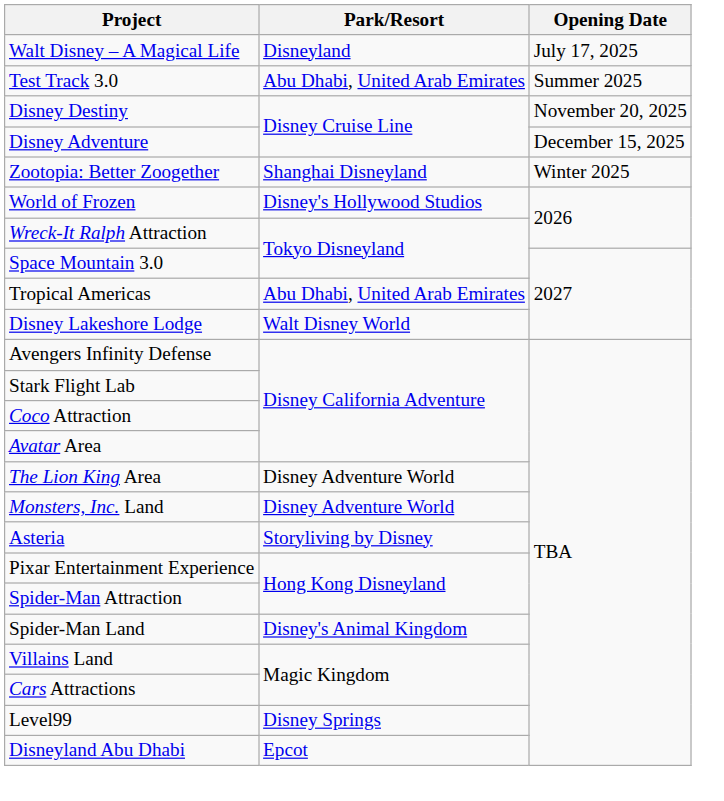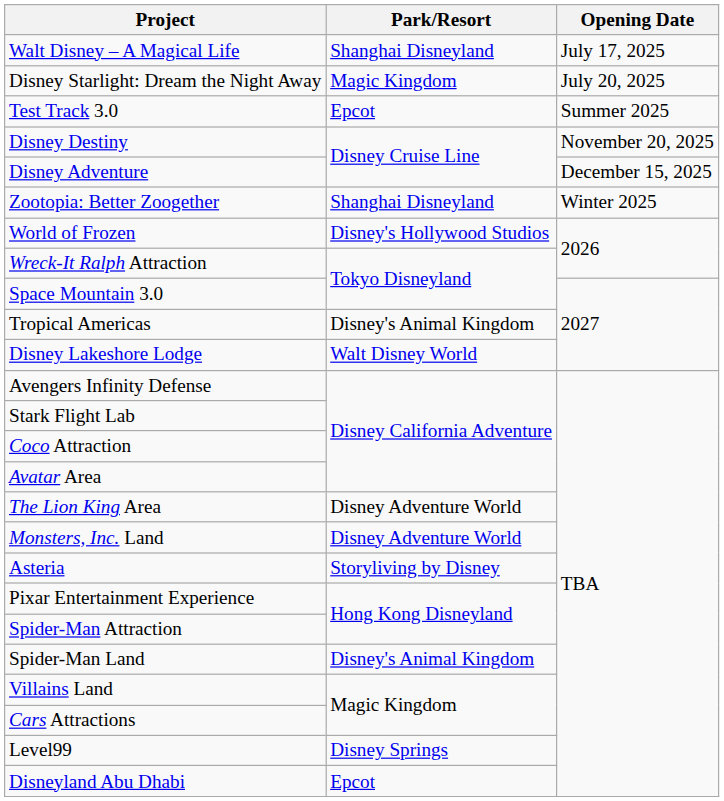(307, 50) Disneyland -> (412, 50) Shanghai Disneyland
+ row: (165, 80)
(394, 80) Abu Dhabi, United Arab Emirates -> (353, 111) Epcot
(394, 293) Abu Dhabi, United Arab Emirates -> (432, 324) Disney's Animal Kingdom
